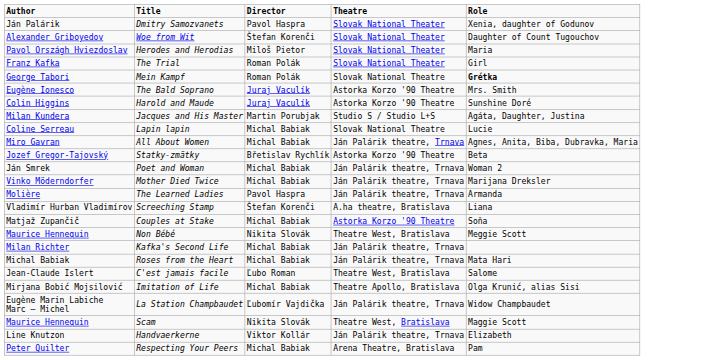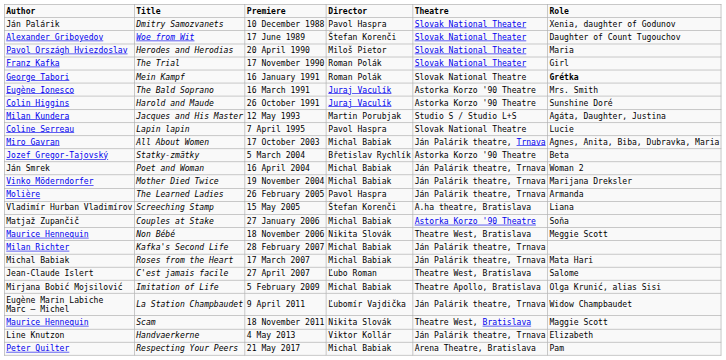+ column: (266, 11)
(278, 129) Michal Babiak -> (357, 129) Pavol Haspra
